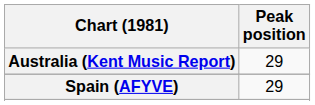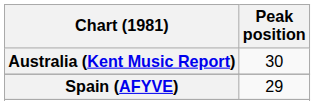(274, 61) 29 -> (274, 61) 30
